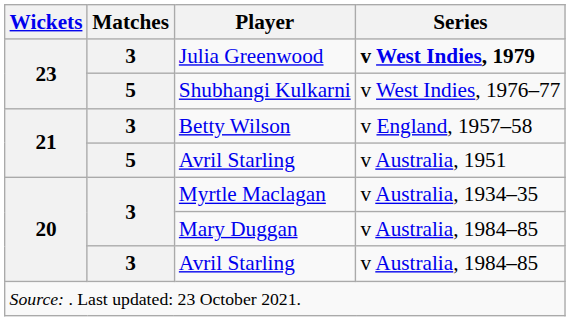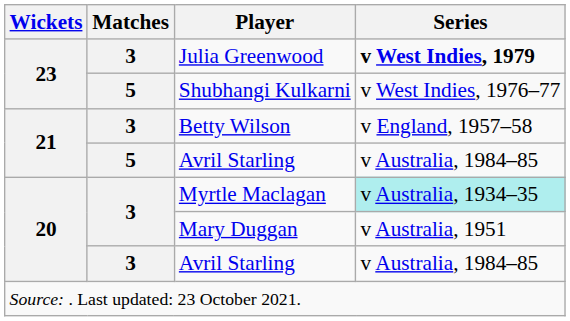(433, 159) v Australia, 1951 -> (449, 159) v Australia, 1984–85
(449, 193) no background -> (449, 193) paleturquoise background
(449, 228) v Australia, 1984–85 -> (433, 228) v Australia, 1951
